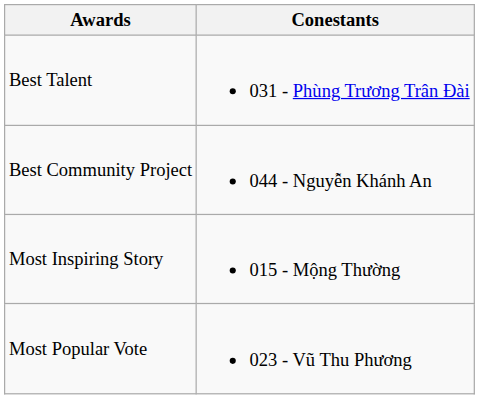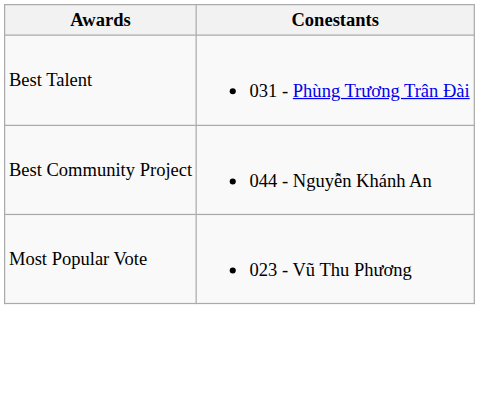- row: (86, 259)
